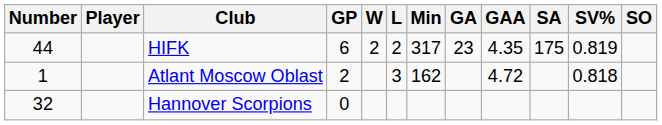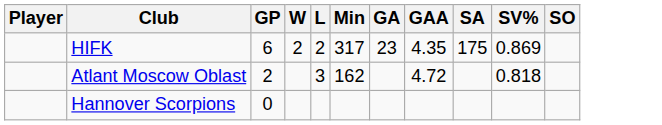- column: (43, 18)
(595, 47) 0.819 -> (518, 47) 0.869
